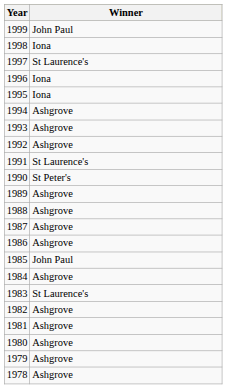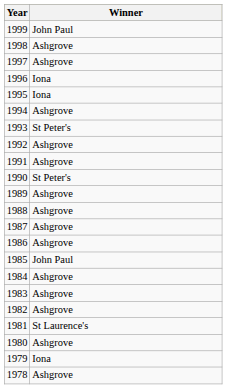(42, 45) Iona -> (53, 45) Ashgrove
(60, 62) St Laurence's -> (53, 62) Ashgrove
(53, 128) Ashgrove -> (52, 128) St Peter's
(60, 161) St Laurence's -> (53, 161) Ashgrove
(60, 293) St Laurence's -> (53, 293) Ashgrove
(53, 326) Ashgrove -> (60, 326) St Laurence's
(53, 359) Ashgrove -> (42, 359) Iona
